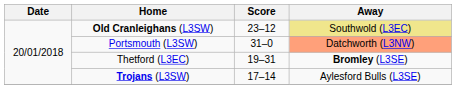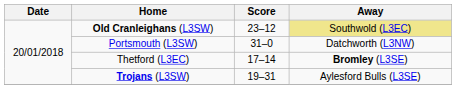(370, 44) lightsalmon background -> (370, 44) no background
(262, 60) 19–31 -> (262, 60) 17–14
(262, 76) 17–14 -> (262, 76) 19–31
